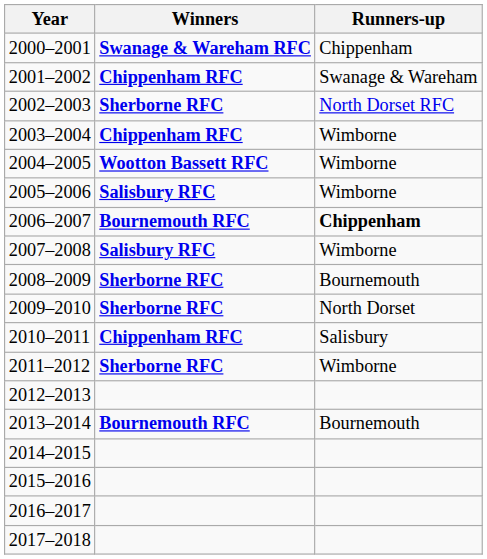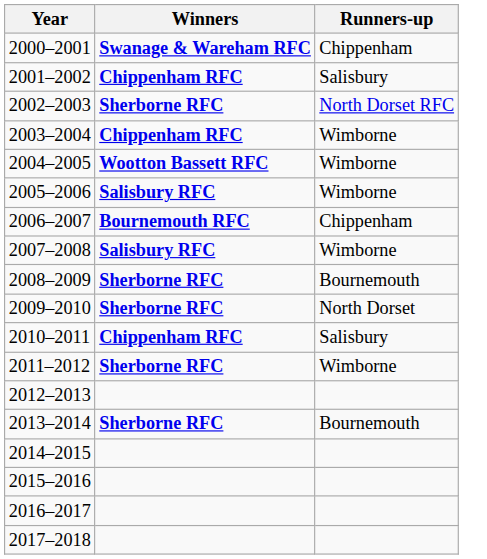(398, 76) Swanage & Wareham -> (354, 76) Salisbury
(370, 221) bold -> (366, 221) normal
(175, 423) Bournemouth RFC -> (161, 423) Sherborne RFC
